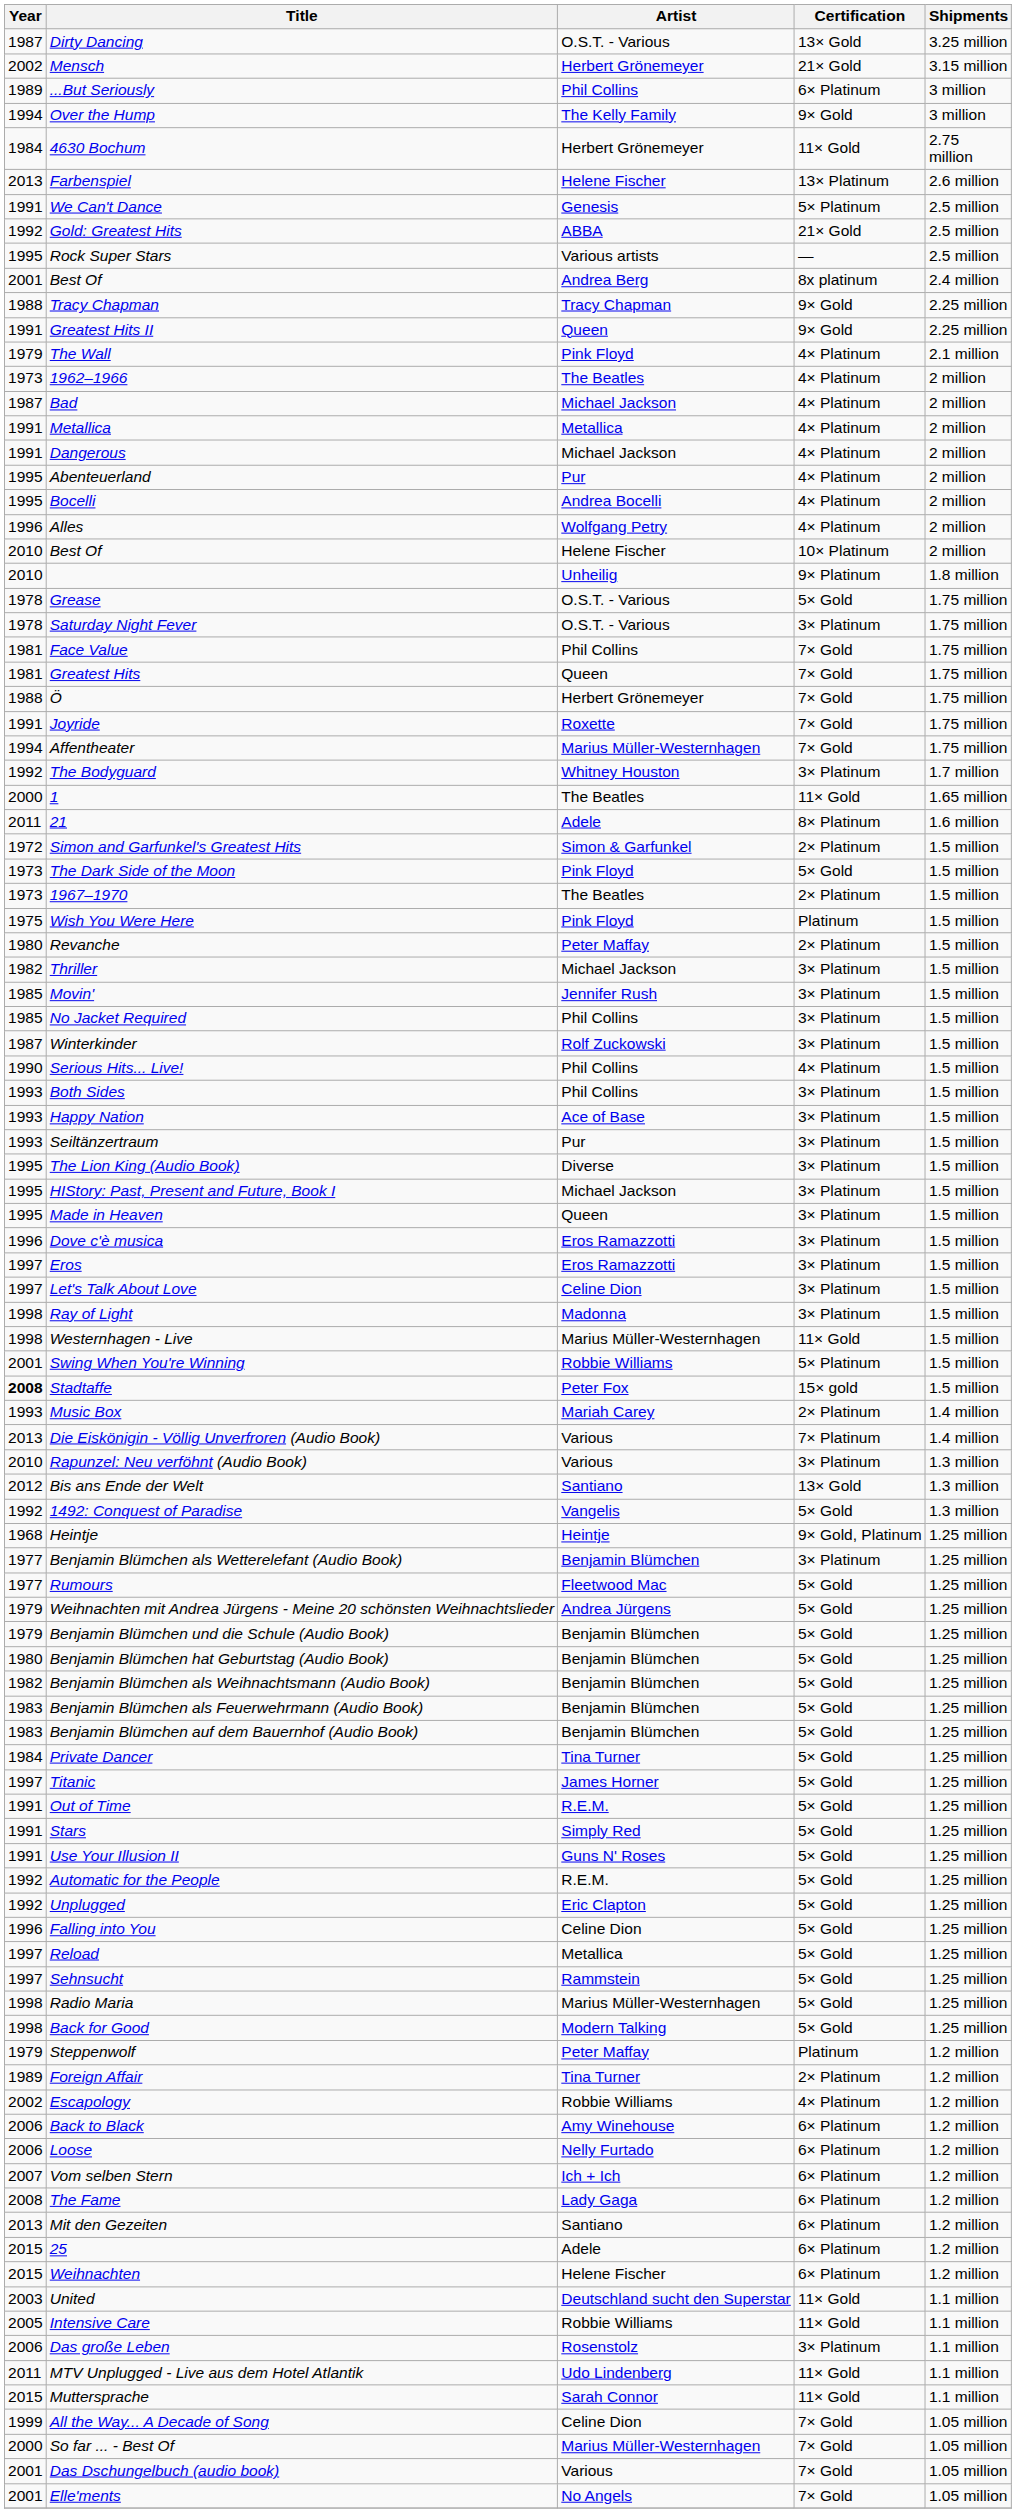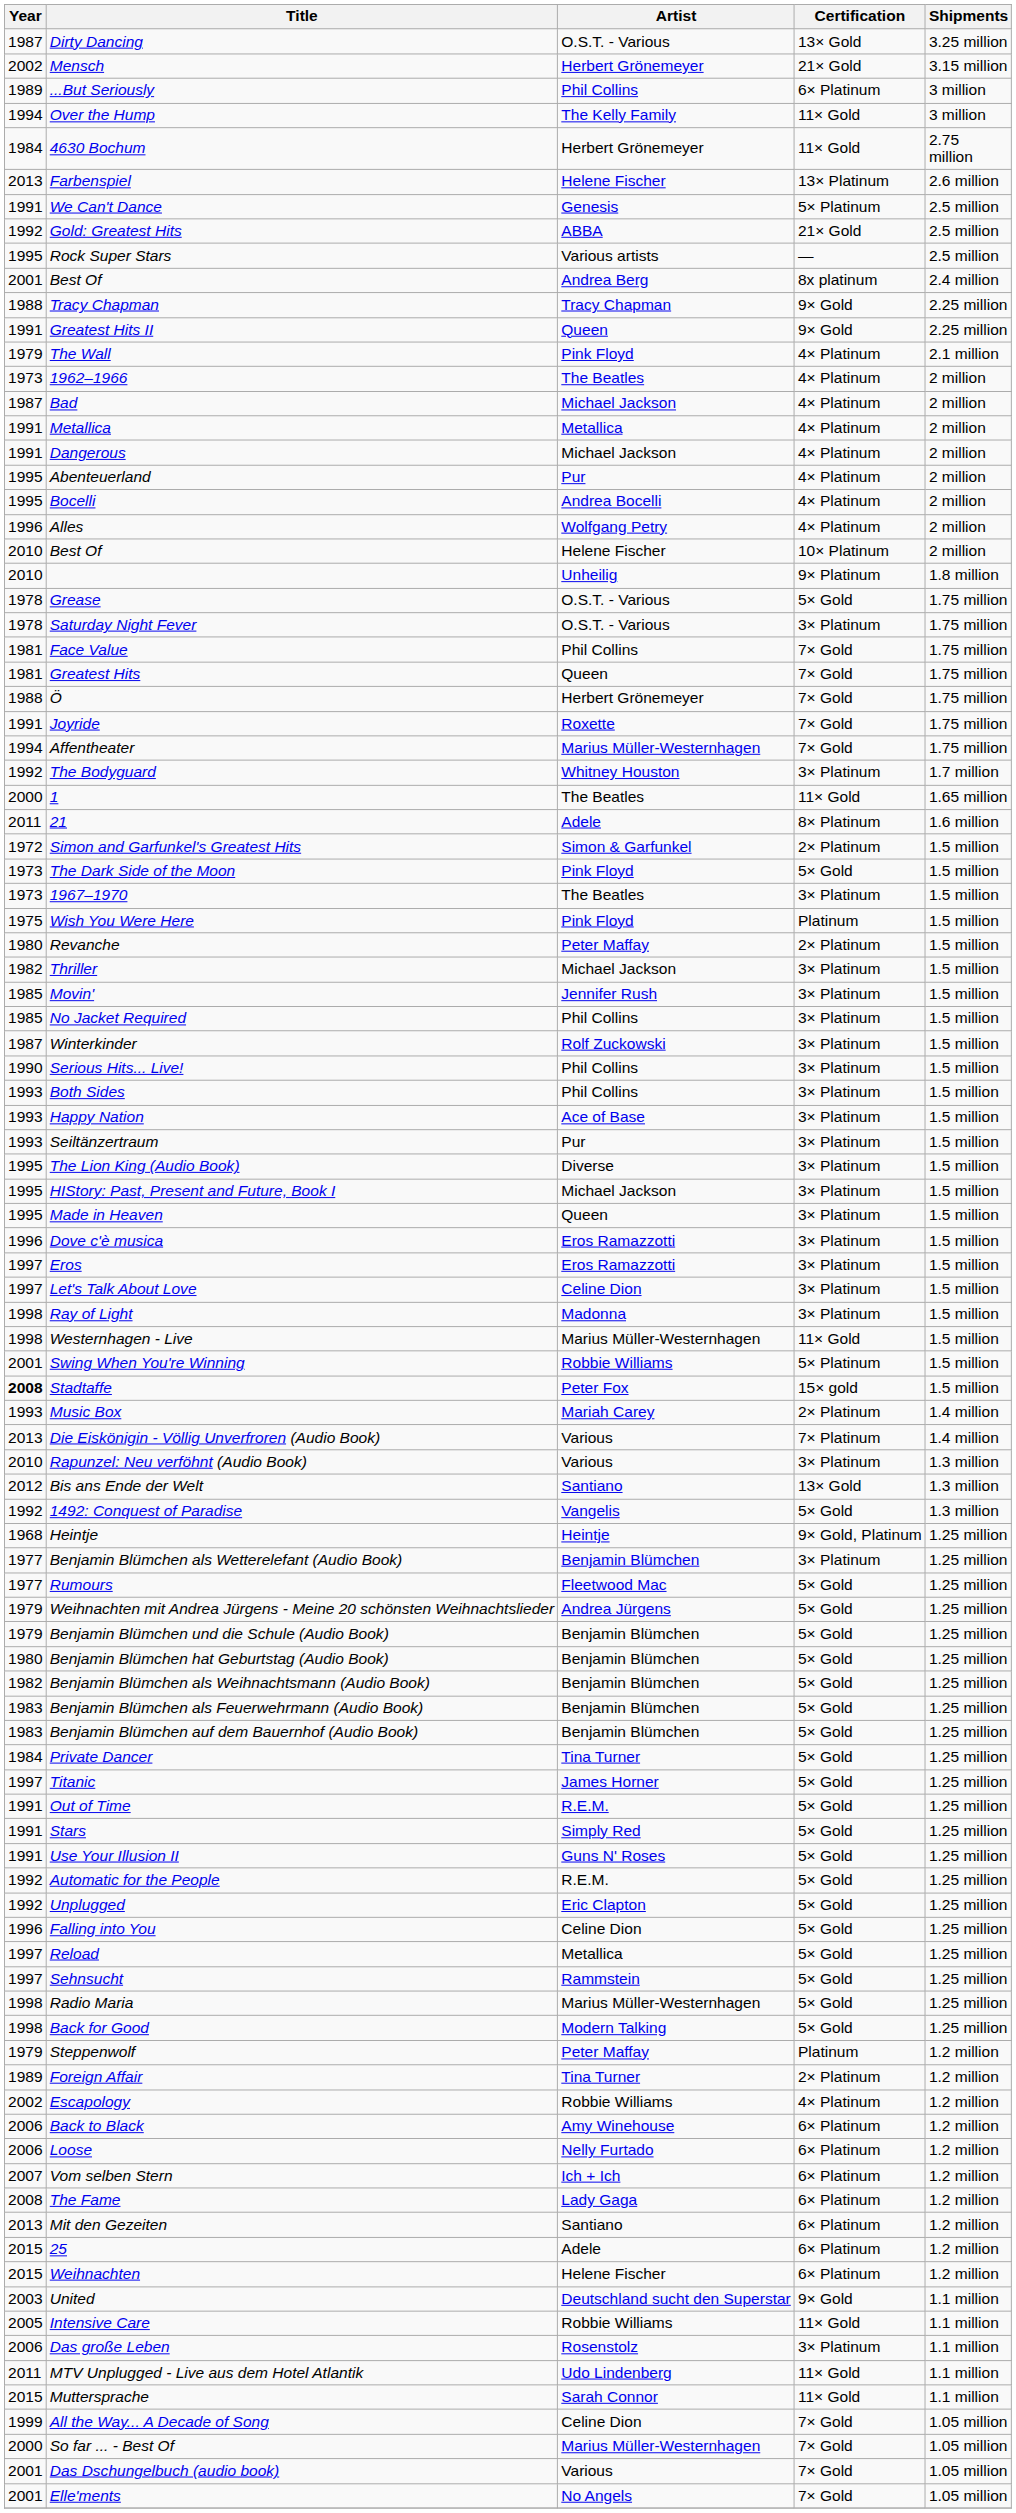(825, 115) 9× Gold -> (829, 115) 11× Gold
(839, 895) 2× Platinum -> (839, 895) 3× Platinum
(839, 1068) 4× Platinum -> (839, 1068) 3× Platinum
(829, 2298) 11× Gold -> (825, 2298) 9× Gold
